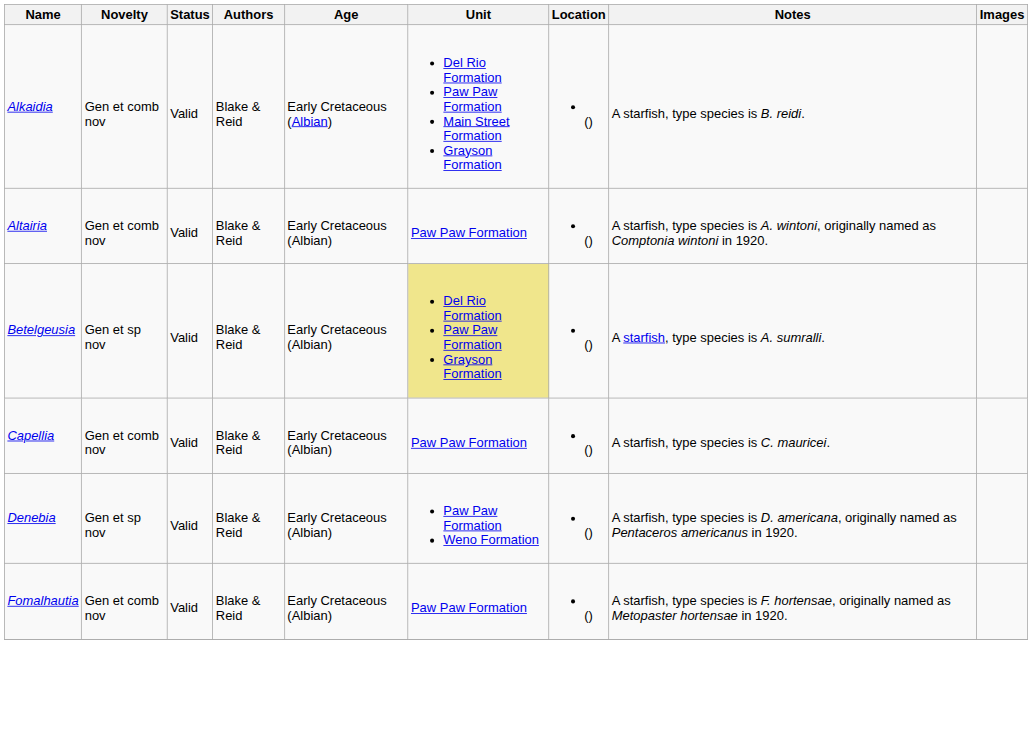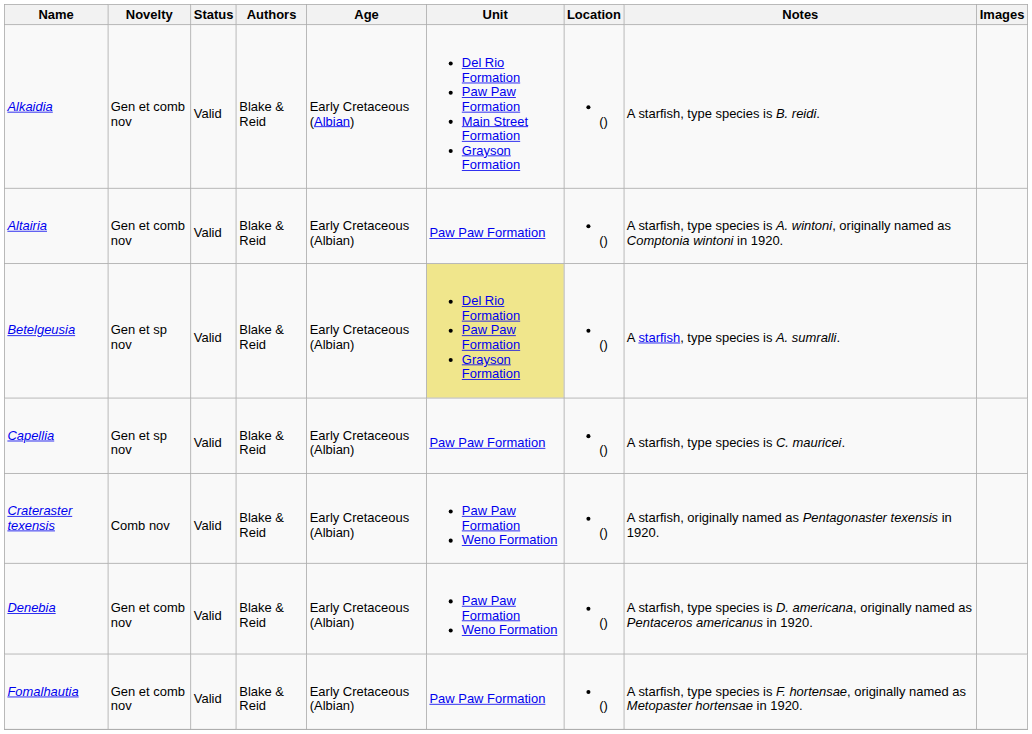(122, 442) Gen et comb nov -> (139, 442) Gen et sp nov
+ row: (40, 518)
(113, 525) Gen et sp nov -> (148, 615) Gen et comb nov
